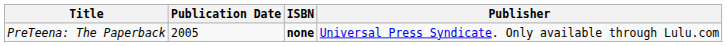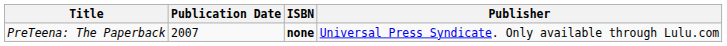(185, 32) 2005 -> (185, 32) 2007
